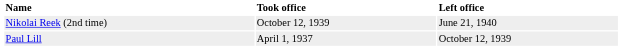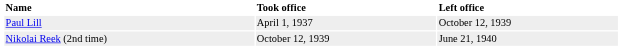rows swapped: (24, 38) <-> (56, 23)
